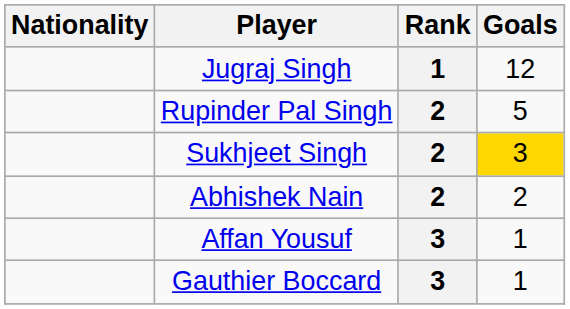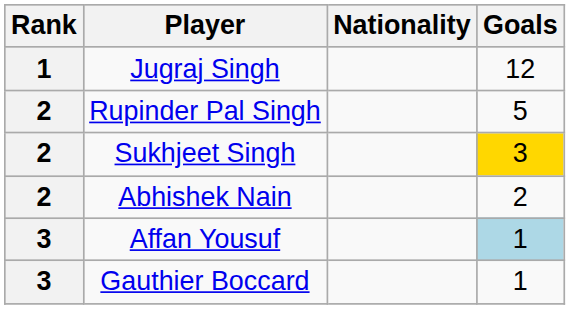columns swapped: (438, 25) <-> (80, 25)
(520, 238) no background -> (520, 238) lightblue background
